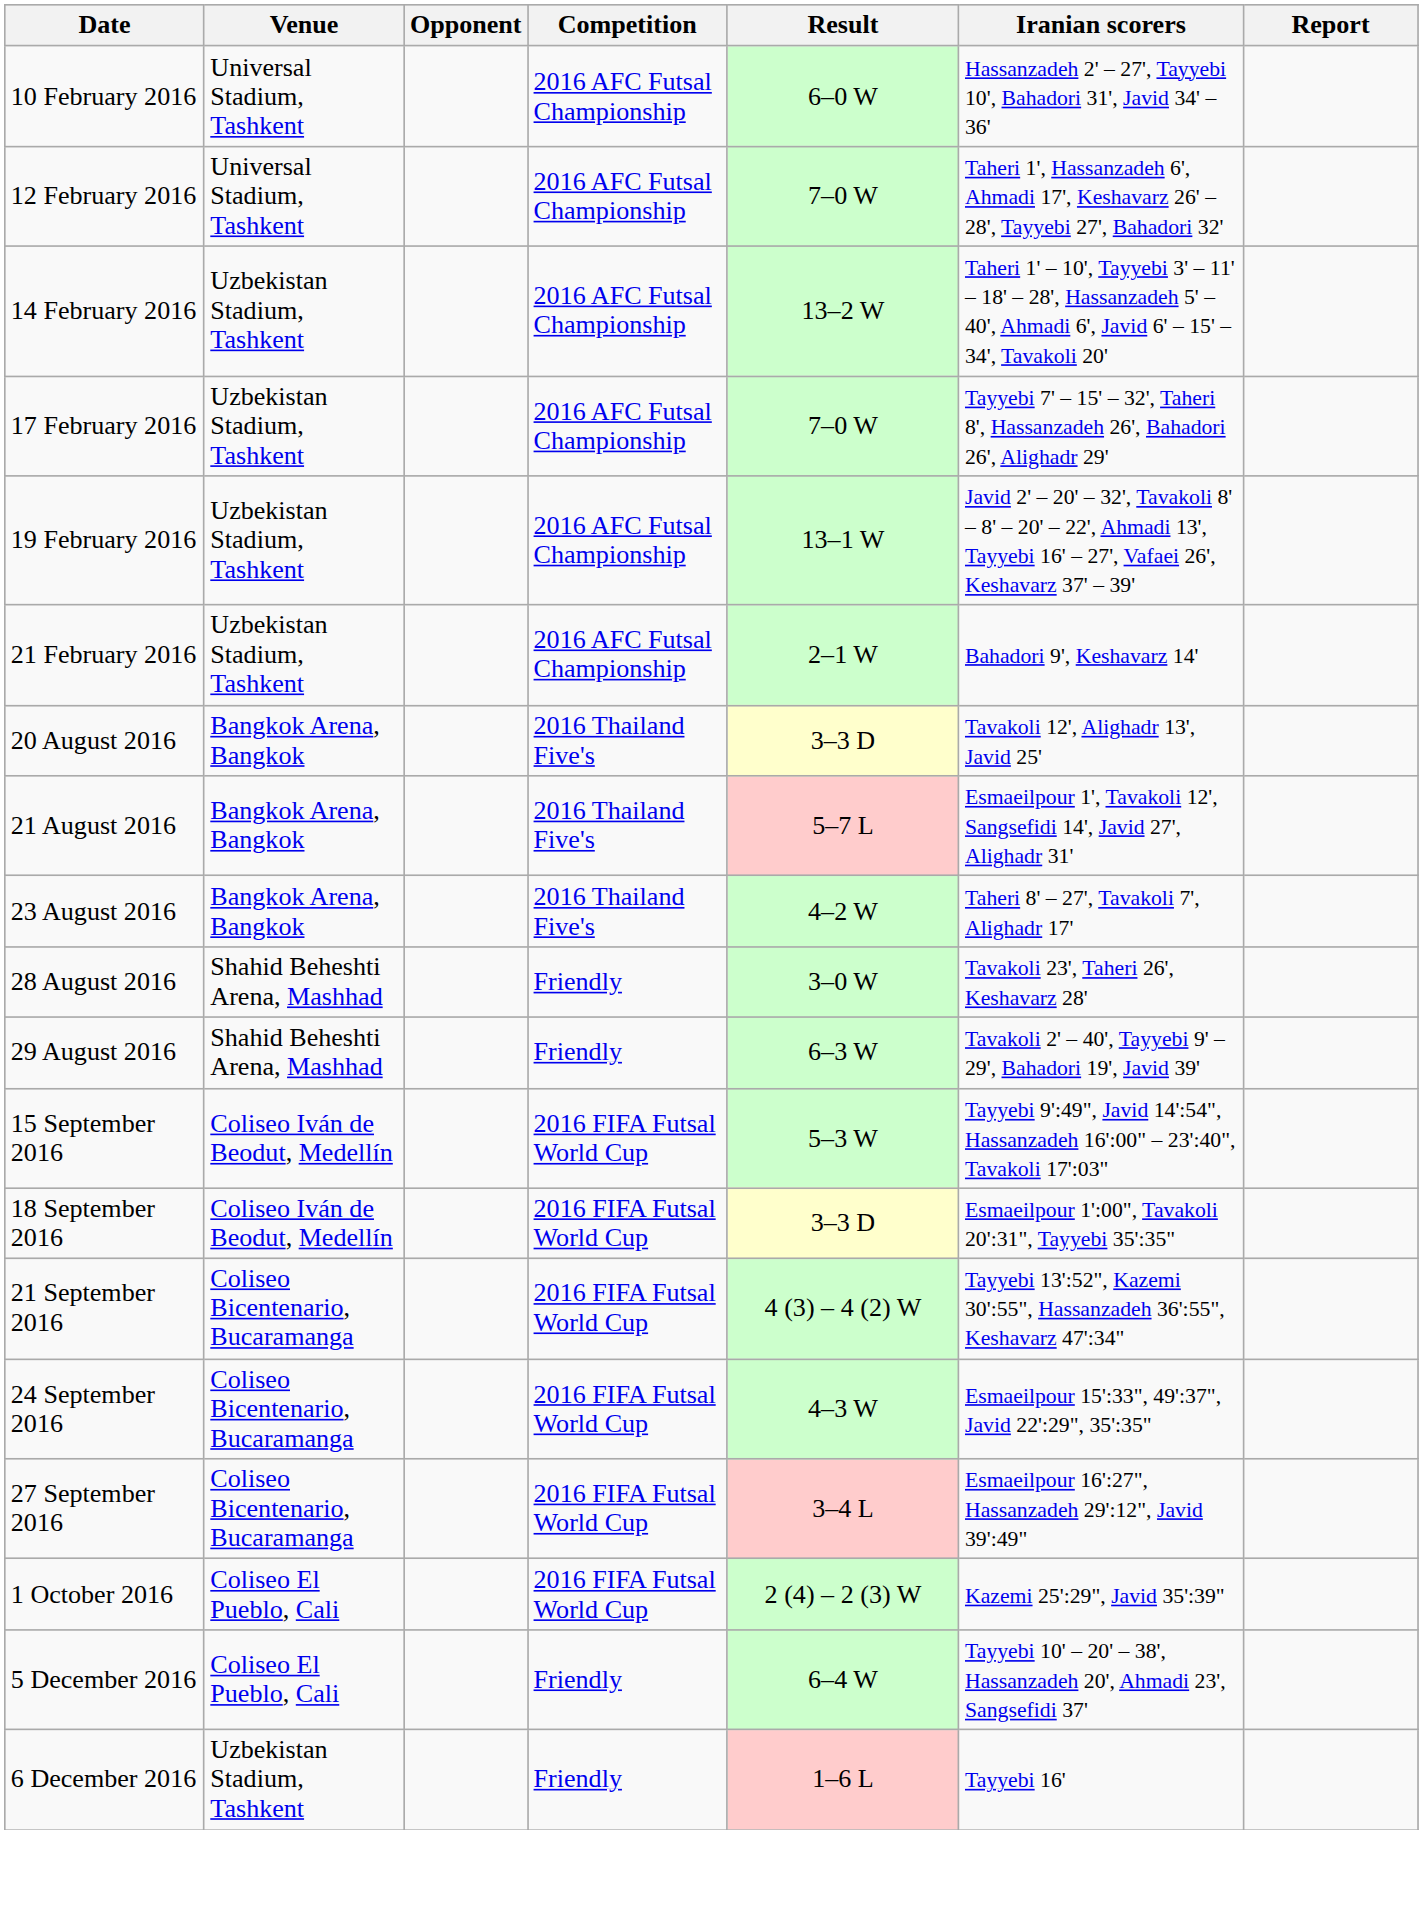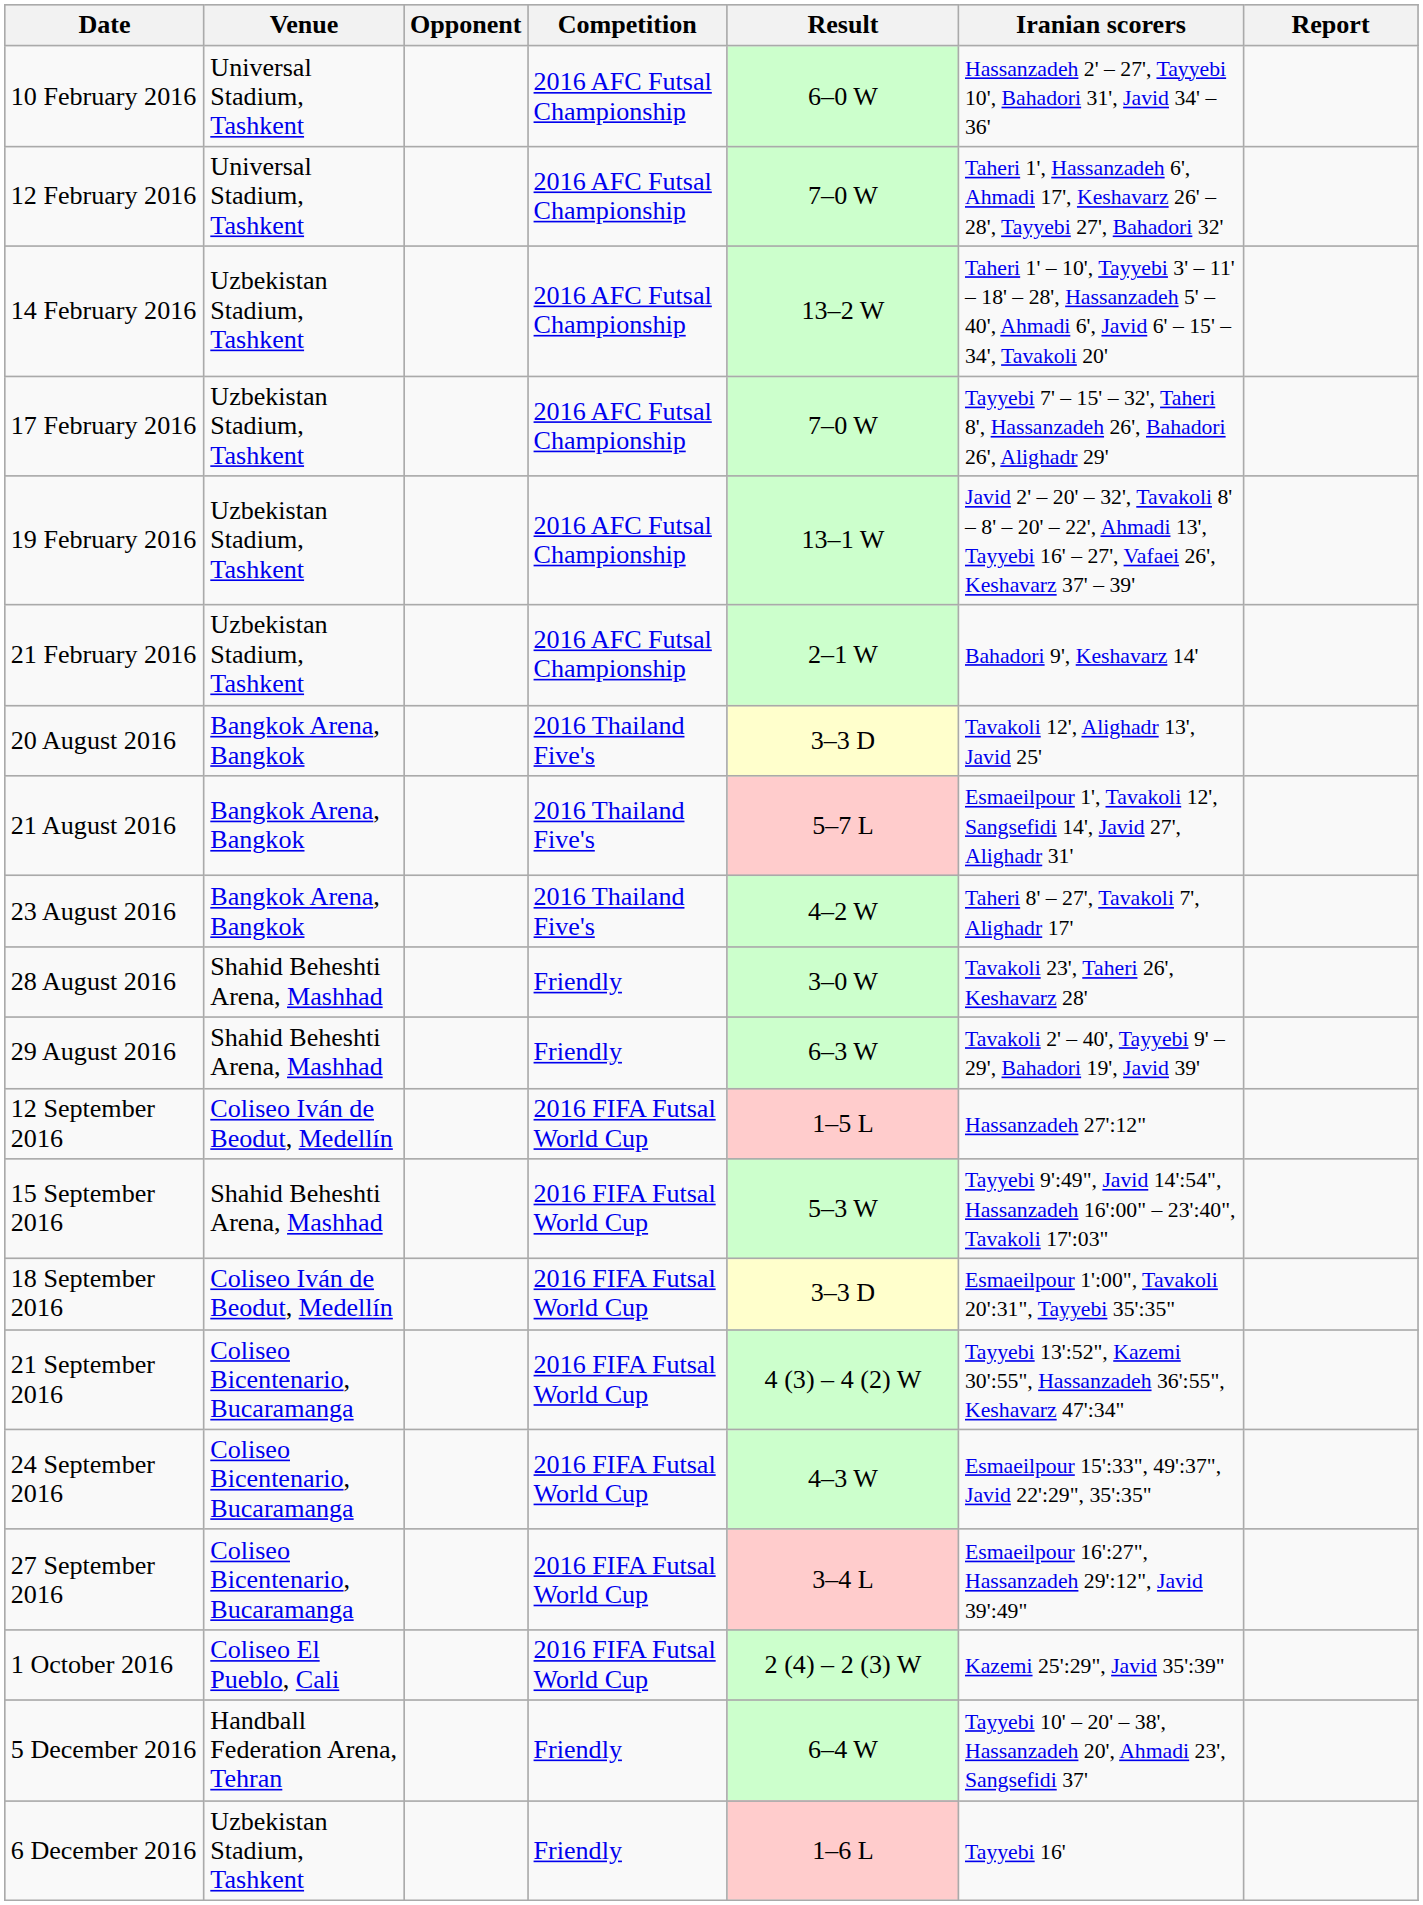+ row: (83, 1122)
(302, 1137) Coliseo Iván de Beodut, Medellín -> (296, 1208) Shahid Beheshti Arena, Mashhad
(275, 1679) Coliseo El Pueblo, Cali -> (304, 1749) Handball Federation Arena, Tehran
